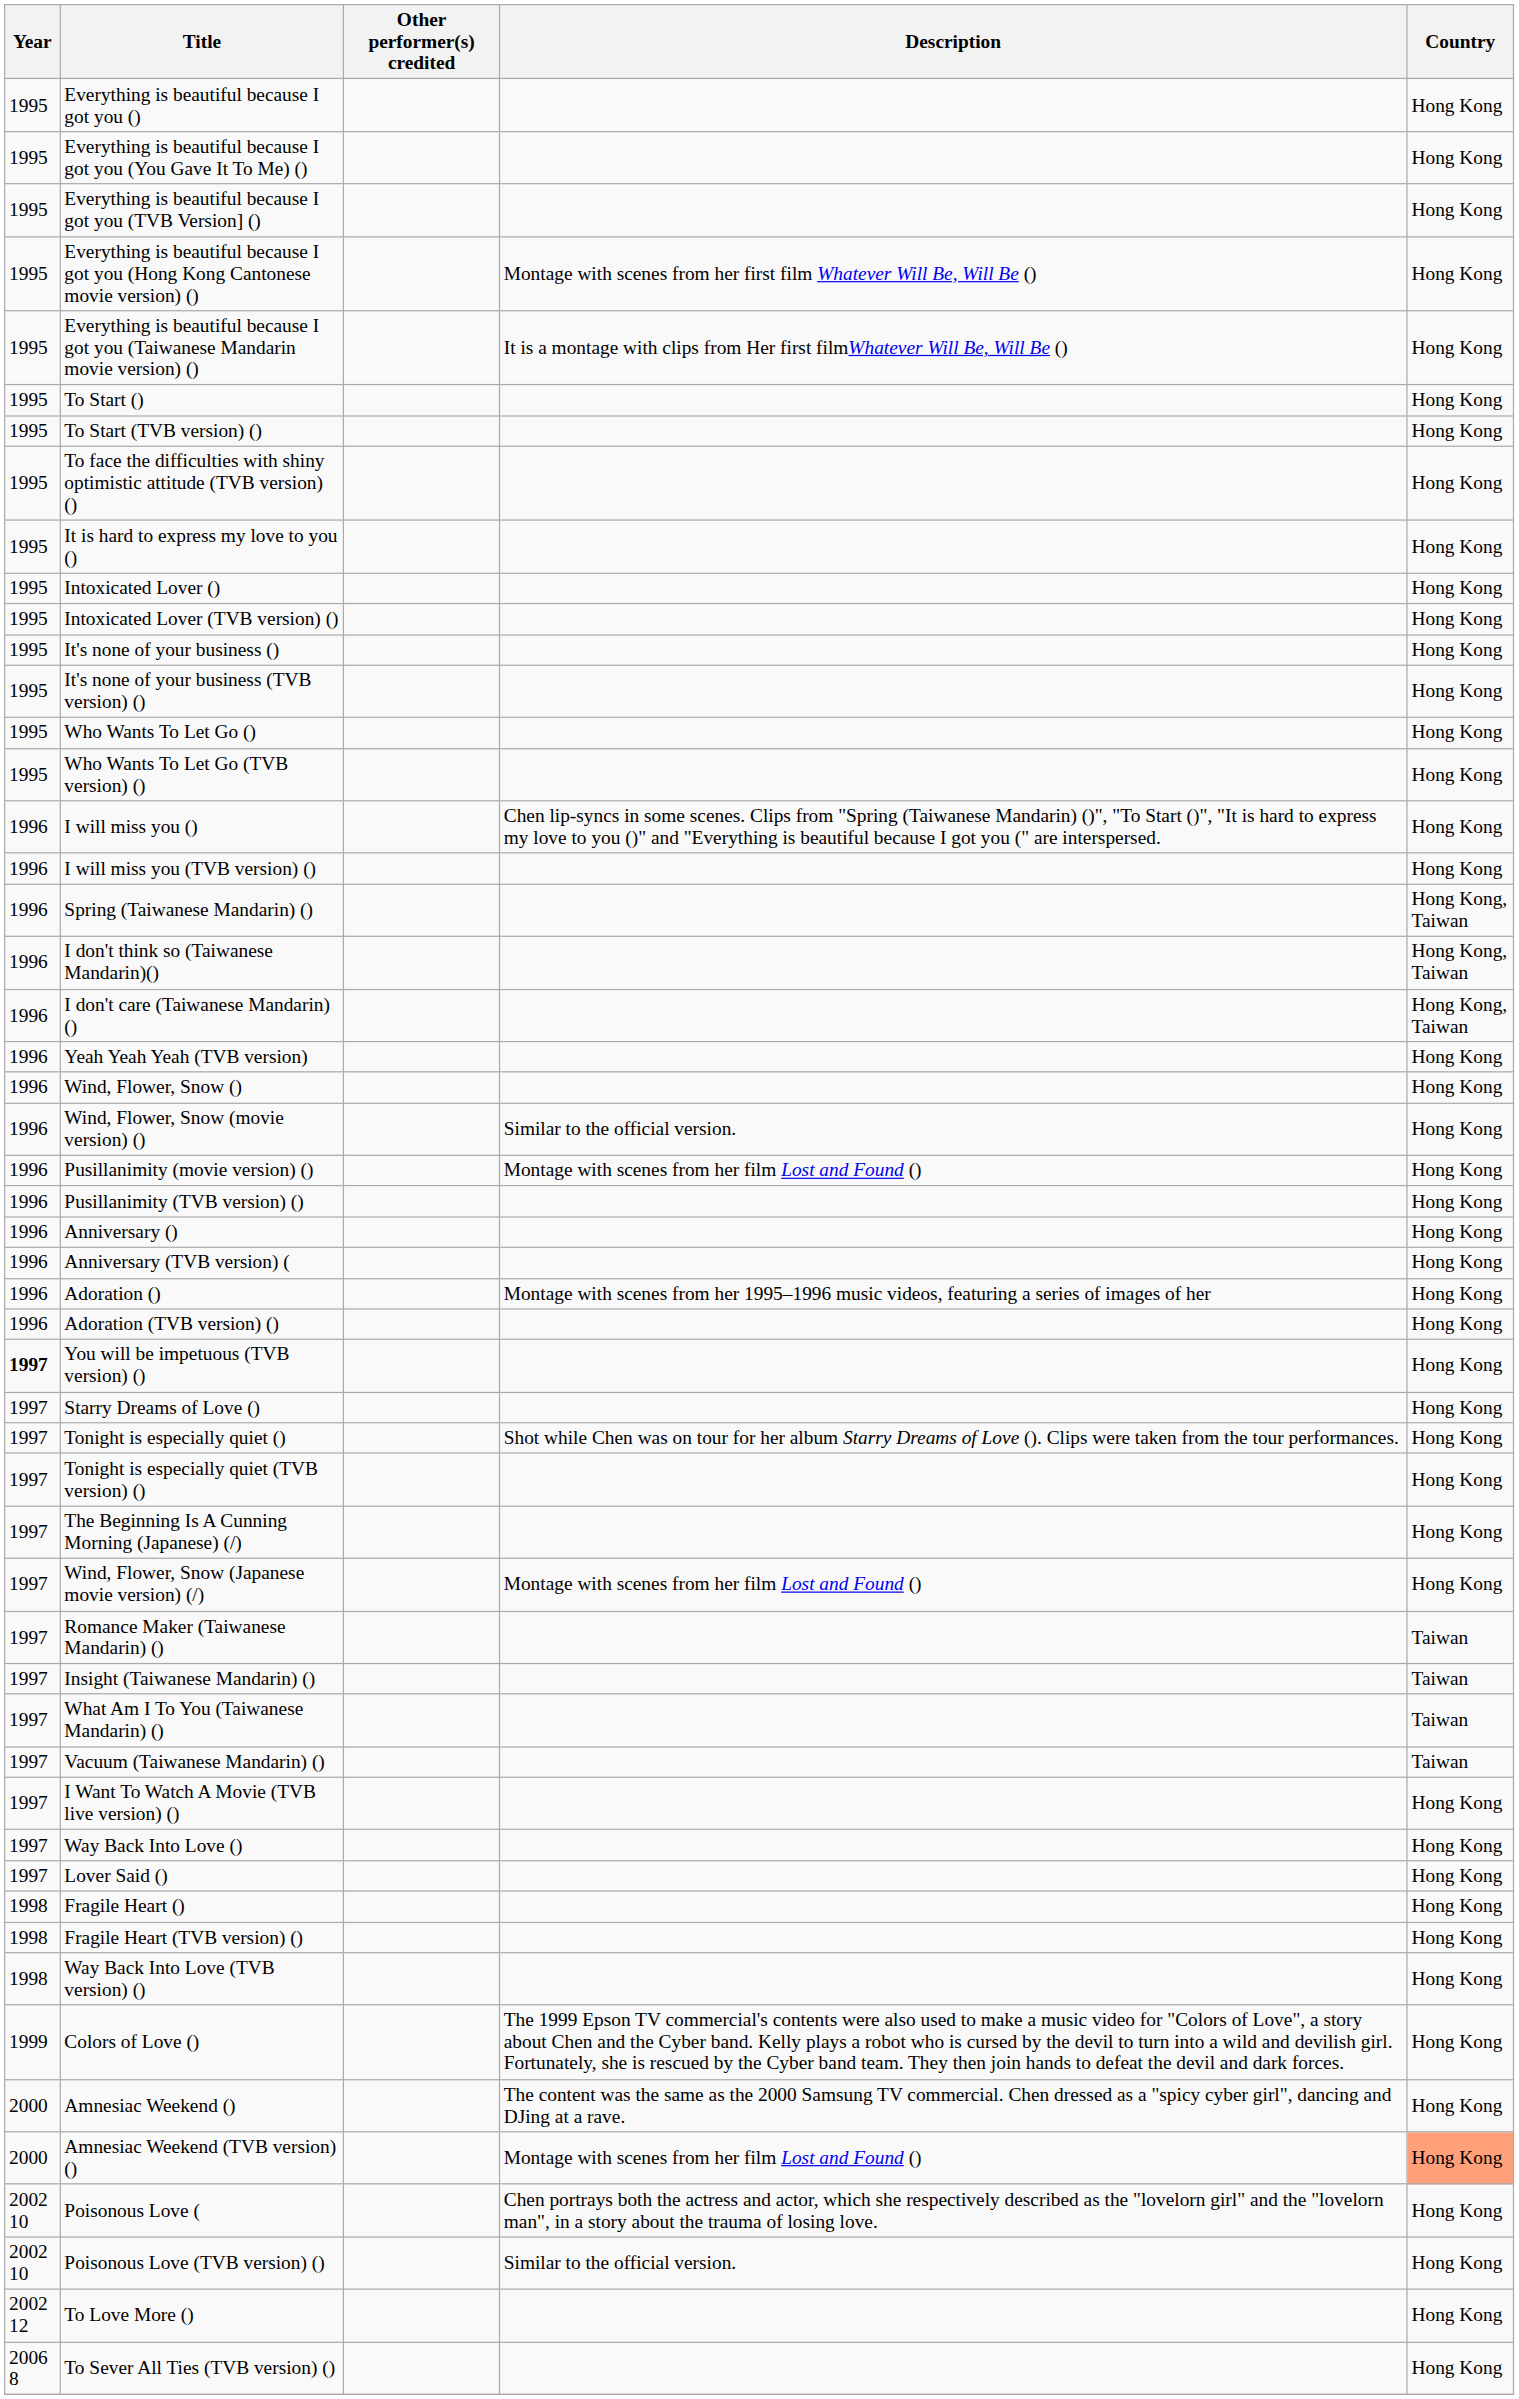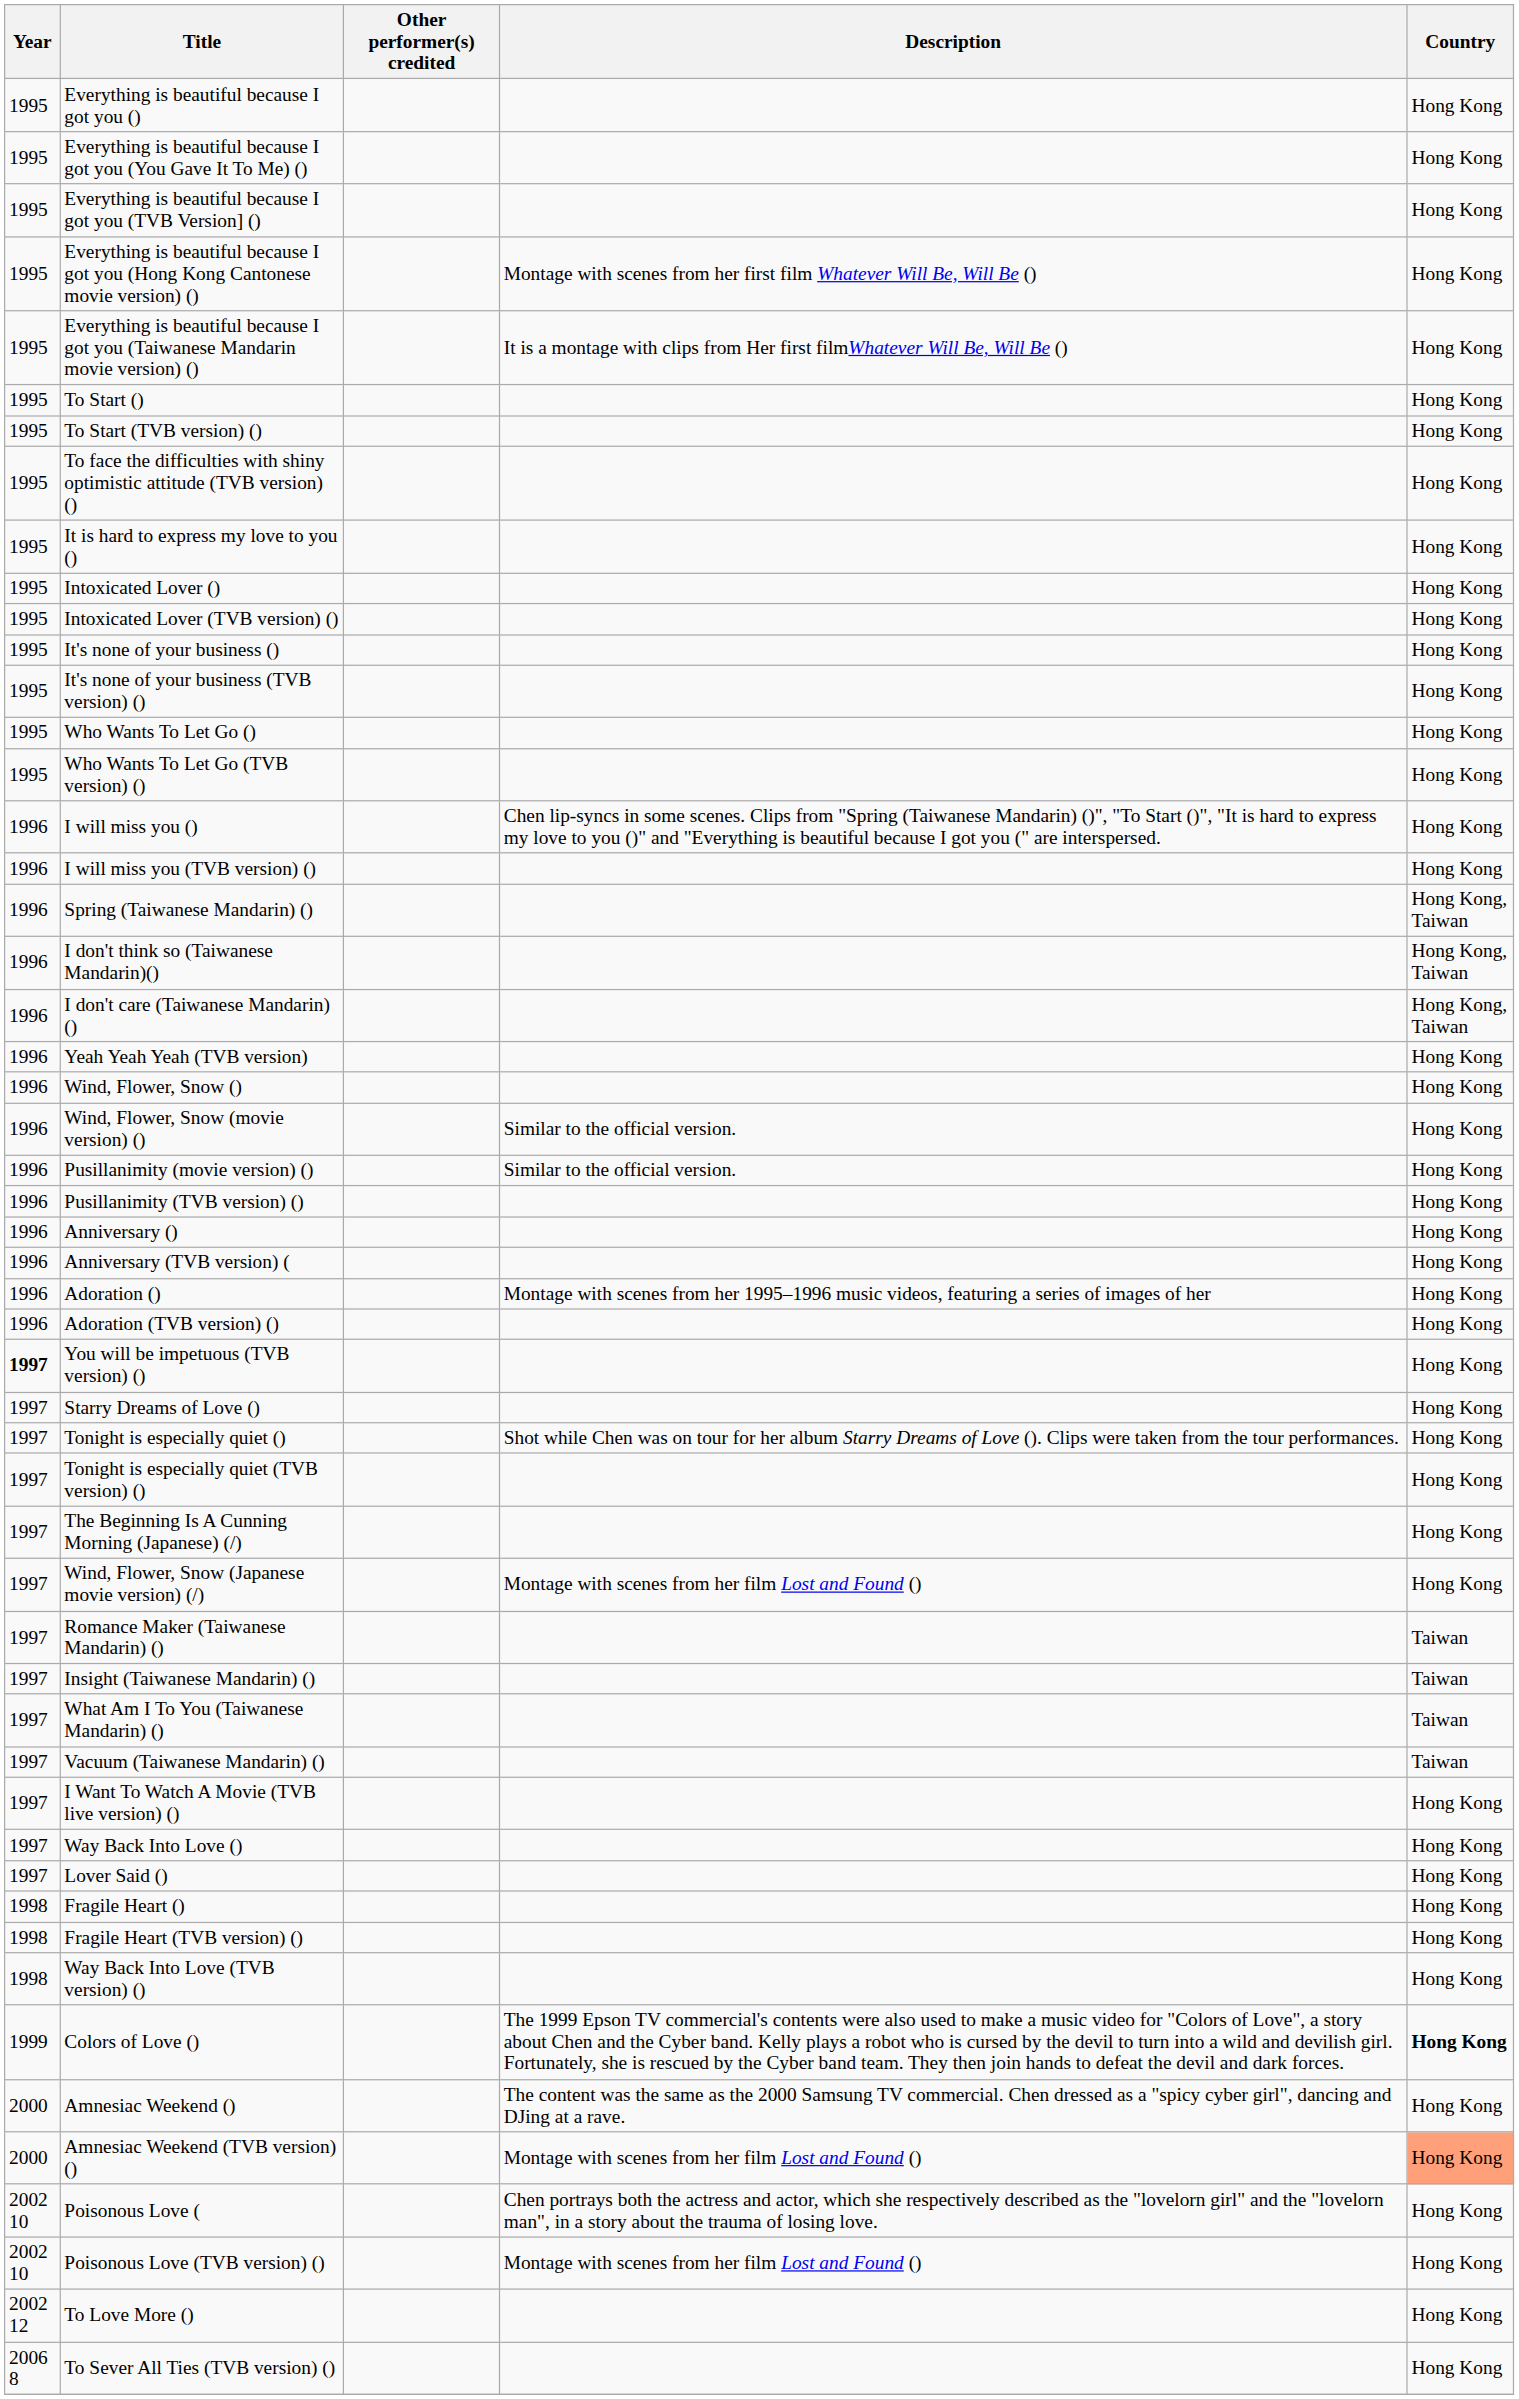(713, 1170) Montage with scenes from her film Lost and Found () -> (620, 1170) Similar to the official version.
(1457, 2042) normal -> (1459, 2042) bold
(620, 2262) Similar to the official version. -> (713, 2262) Montage with scenes from her film Lost and Found ()
